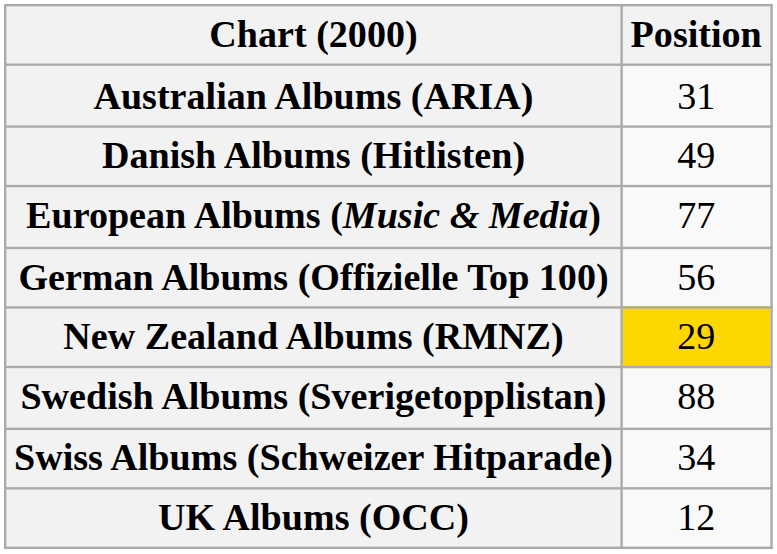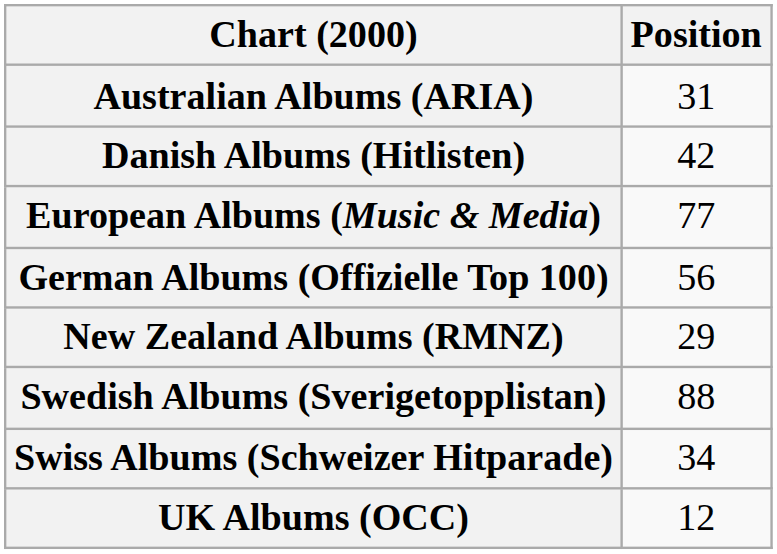(696, 155) 49 -> (696, 155) 42
(696, 336) gold background -> (696, 336) no background
